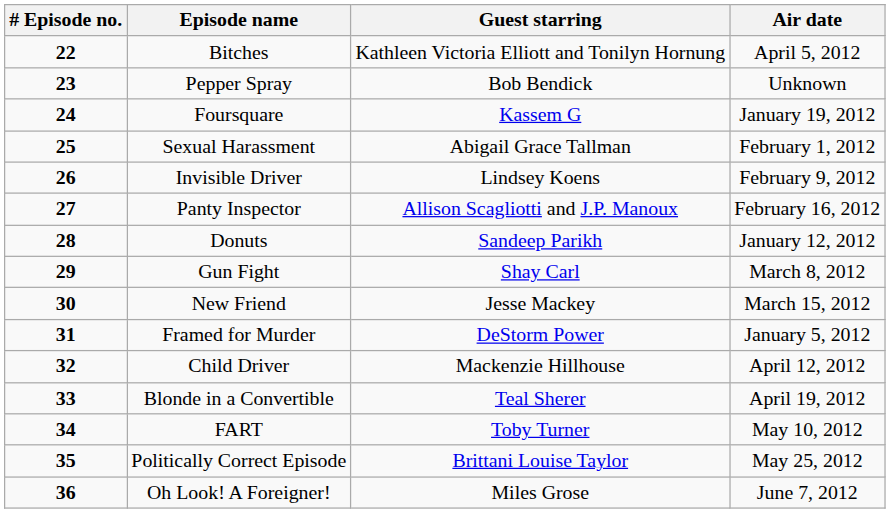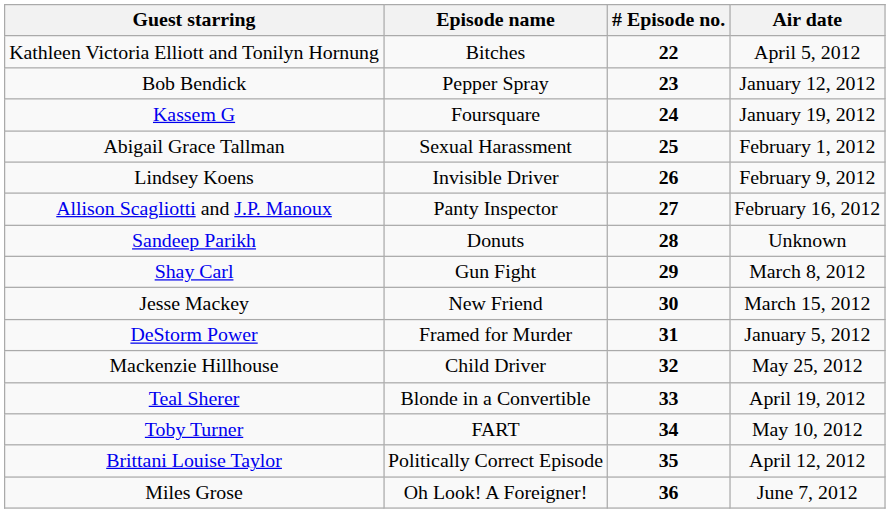columns swapped: (66, 20) <-> (540, 20)
(807, 83) Unknown -> (807, 83) January 12, 2012
(807, 240) January 12, 2012 -> (807, 240) Unknown
(807, 366) April 12, 2012 -> (807, 366) May 25, 2012
(807, 460) May 25, 2012 -> (807, 460) April 12, 2012
